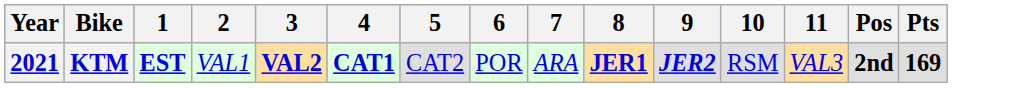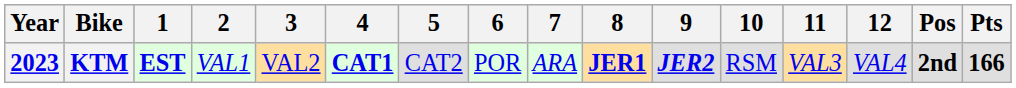+ column: (880, 23)
(35, 62) 2021 -> (35, 62) 2023
(292, 62) bold -> (291, 62) normal
(923, 62) 169 -> (986, 62) 166
